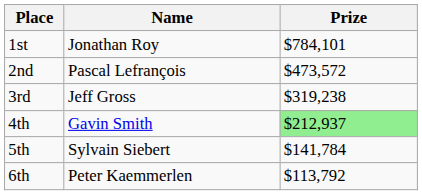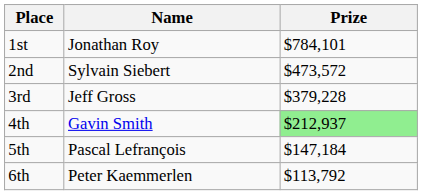(127, 70) Pascal Lefrançois -> (119, 70) Sylvain Siebert
(315, 96) $319,238 -> (315, 96) $379,228
(119, 149) Sylvain Siebert -> (127, 149) Pascal Lefrançois
(315, 149) $141,784 -> (315, 149) $147,184
